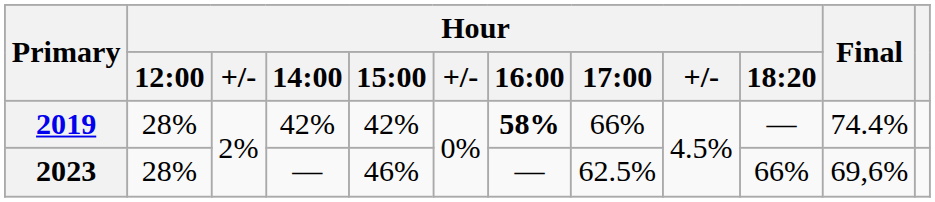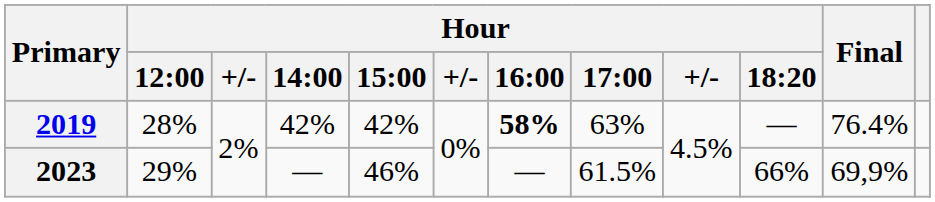(617, 123) 66% -> (617, 123) 63%
(869, 123) 74.4% -> (869, 123) 76.4%
(169, 171) 28% -> (169, 171) 29%
(617, 171) 62.5% -> (617, 171) 61.5%
(869, 171) 69,6% -> (869, 171) 69,9%
